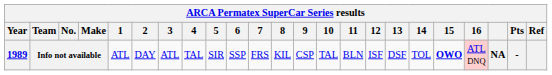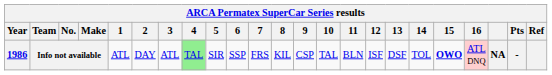(17, 55) 1989 -> (17, 55) 1986
(194, 55) no background -> (194, 55) lightgreen background
